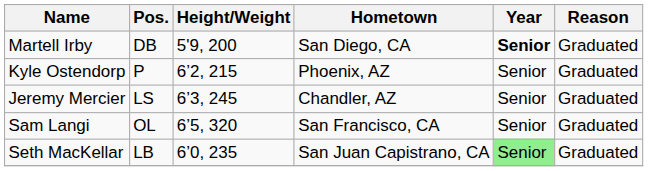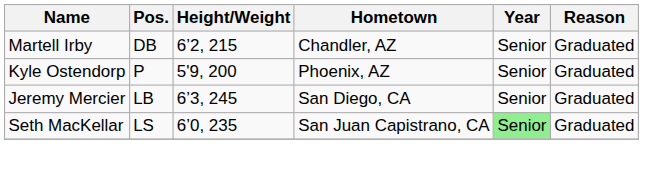(207, 44) 5'9, 200 -> (207, 44) 6’2, 215
(354, 44) San Diego, CA -> (347, 44) Chandler, AZ
(524, 44) bold -> (522, 44) normal
(207, 71) 6’2, 215 -> (207, 71) 5'9, 200
(144, 98) LS -> (144, 98) LB
(347, 98) Chandler, AZ -> (354, 98) San Diego, CA
- row: (49, 125)
(144, 152) LB -> (144, 125) LS
